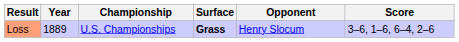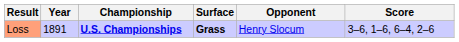(55, 29) 1889 -> (55, 29) 1891
(128, 29) normal -> (131, 29) bold
